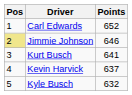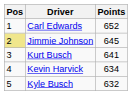(111, 41) 646 -> (111, 41) 645
(111, 69) 637 -> (111, 69) 634
